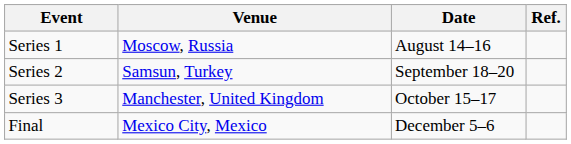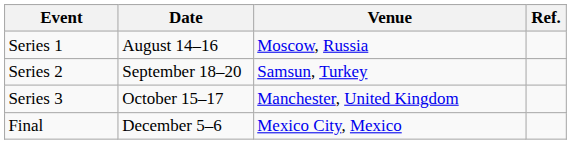columns swapped: (459, 17) <-> (255, 17)
